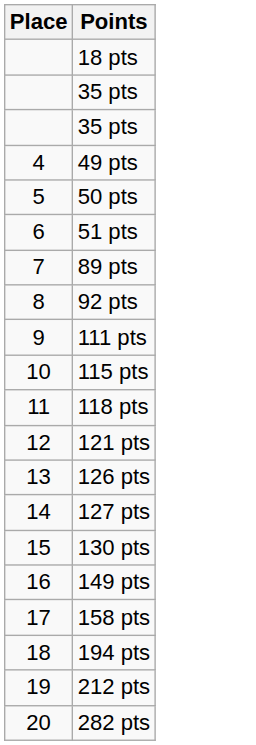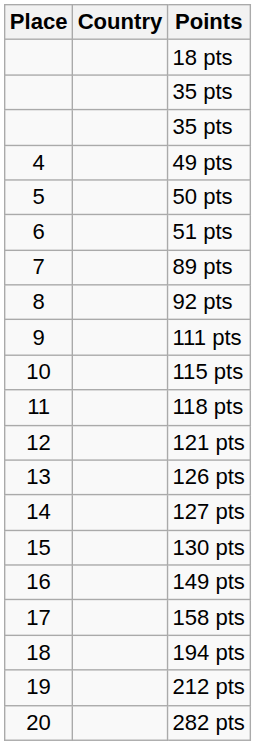+ column: (120, 22)
